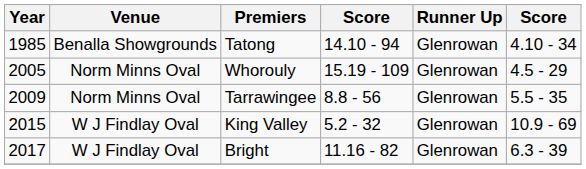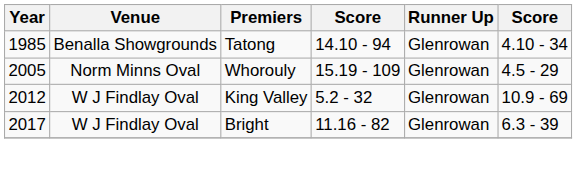- row: (270, 97)
(27, 124) 2015 -> (27, 97) 2012
